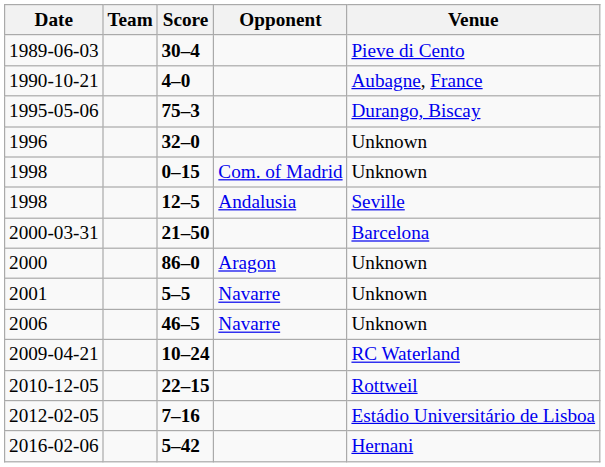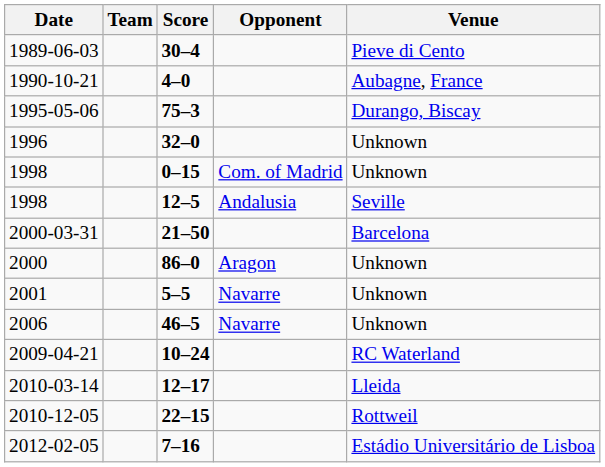+ row: (185, 385)
- row: (181, 446)
